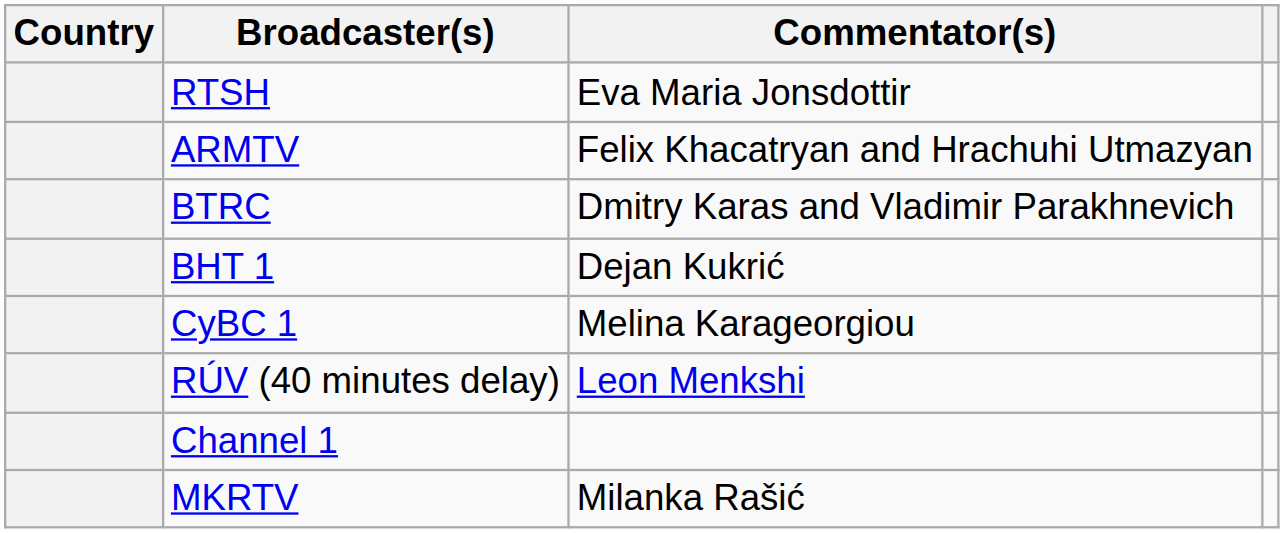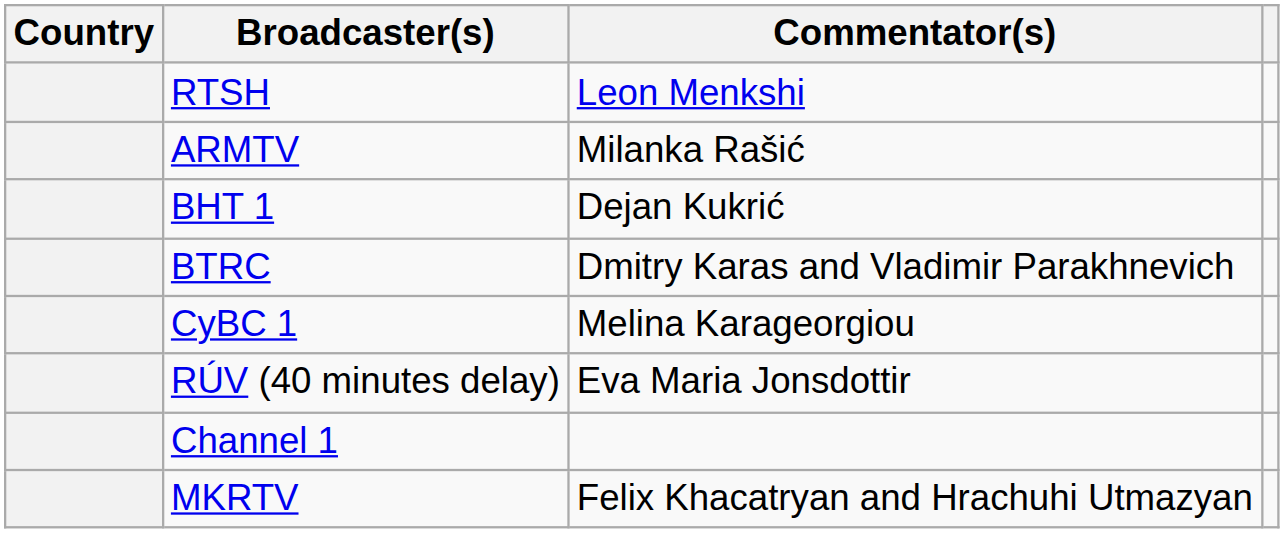(744, 91) Eva Maria Jonsdottir -> (691, 91) Leon Menkshi
(915, 149) Felix Khacatryan and Hrachuhi Utmazyan -> (691, 149) Milanka Rašić
rows swapped: (221, 207) <-> (223, 265)
(691, 382) Leon Menkshi -> (744, 382) Eva Maria Jonsdottir
(691, 498) Milanka Rašić -> (915, 498) Felix Khacatryan and Hrachuhi Utmazyan
